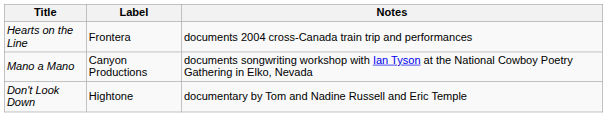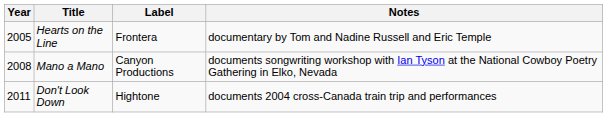+ column: (19, 13)
(328, 36) documents 2004 cross-Canada train trip and performances -> (350, 36) documentary by Tom and Nadine Russell and Eric Temple
(325, 96) documentary by Tom and Nadine Russell and Eric Temple -> (352, 96) documents 2004 cross-Canada train trip and performances
